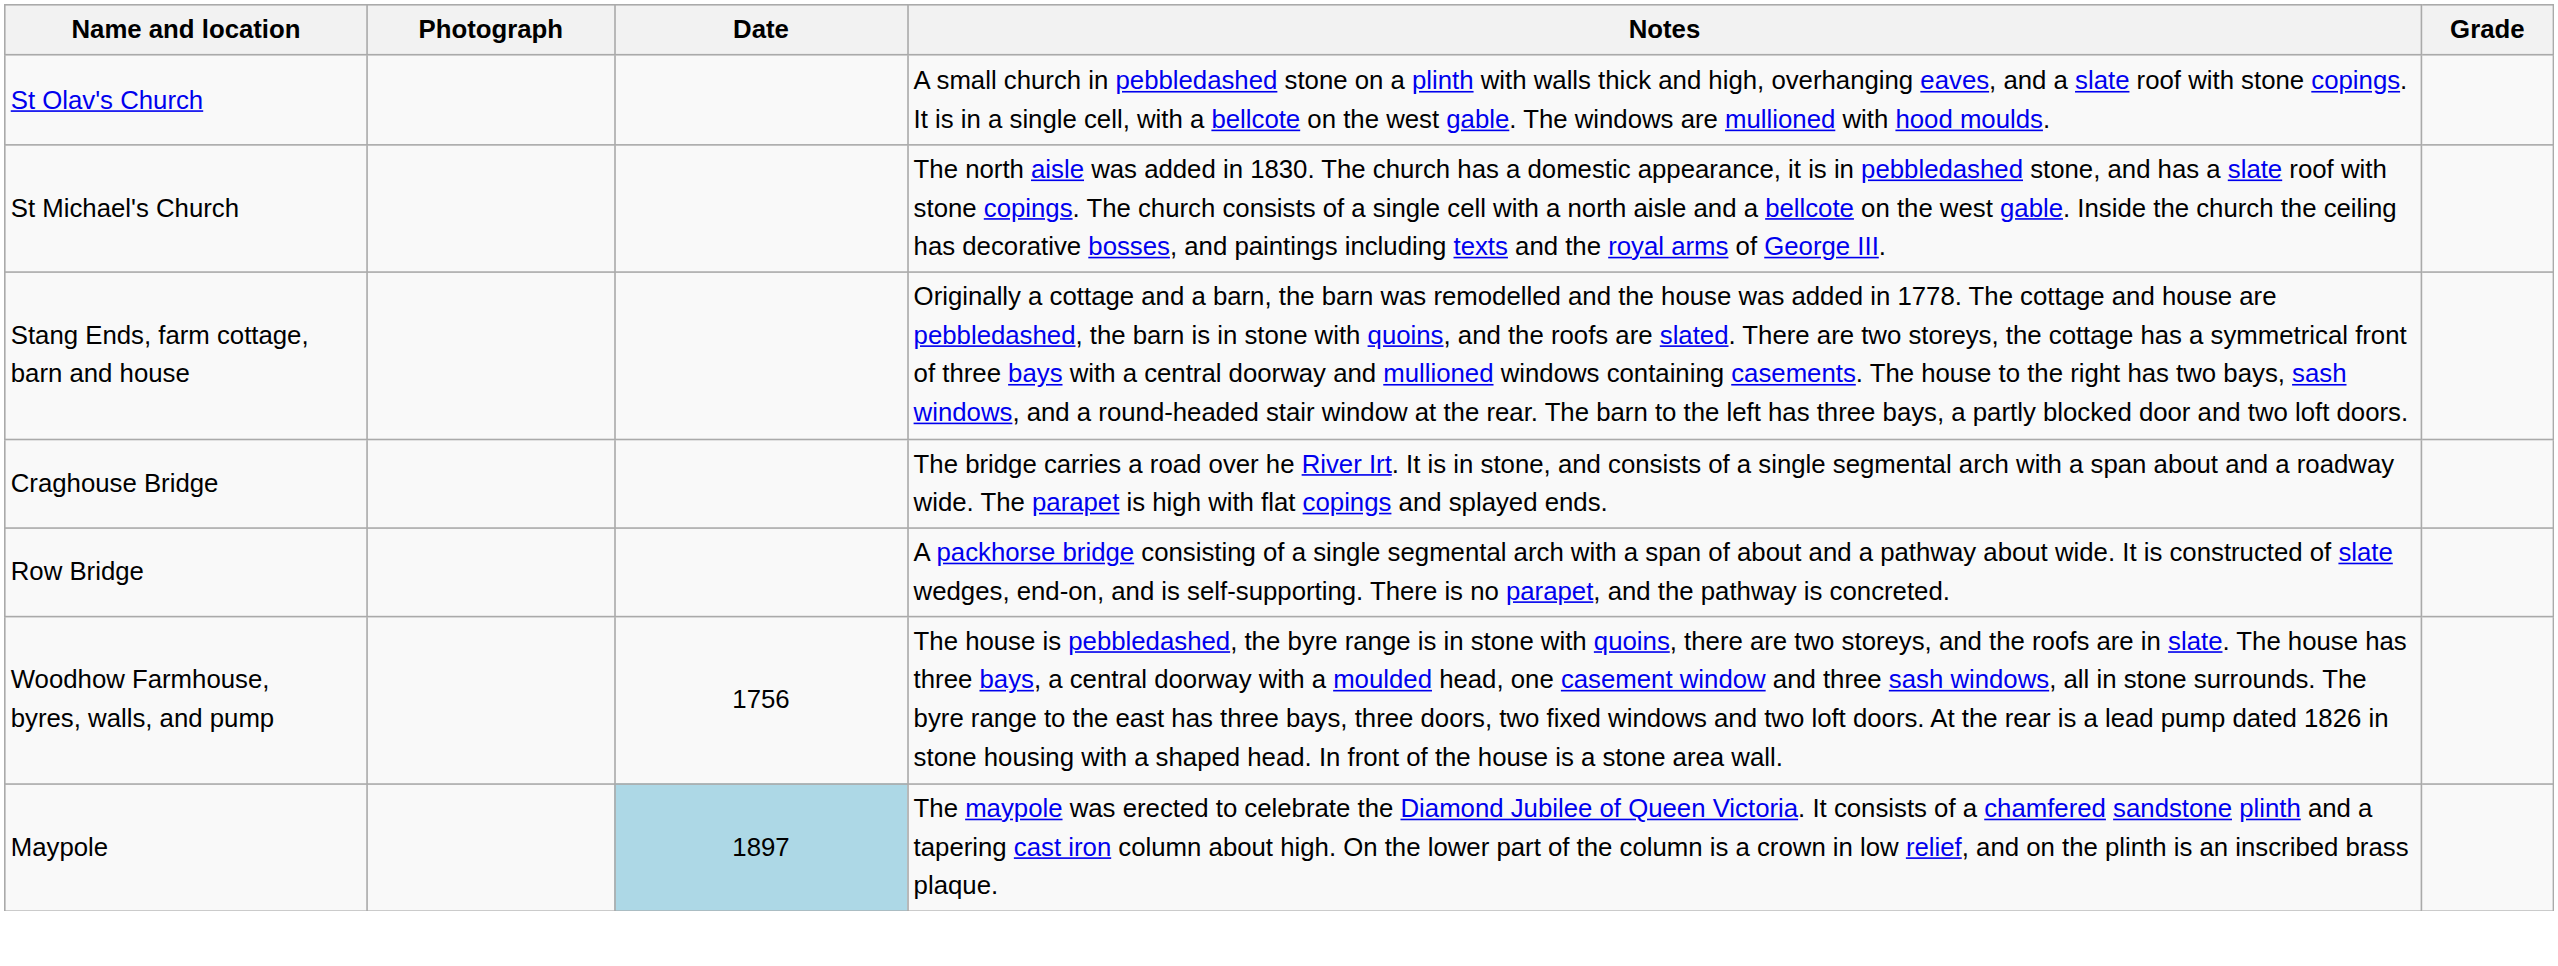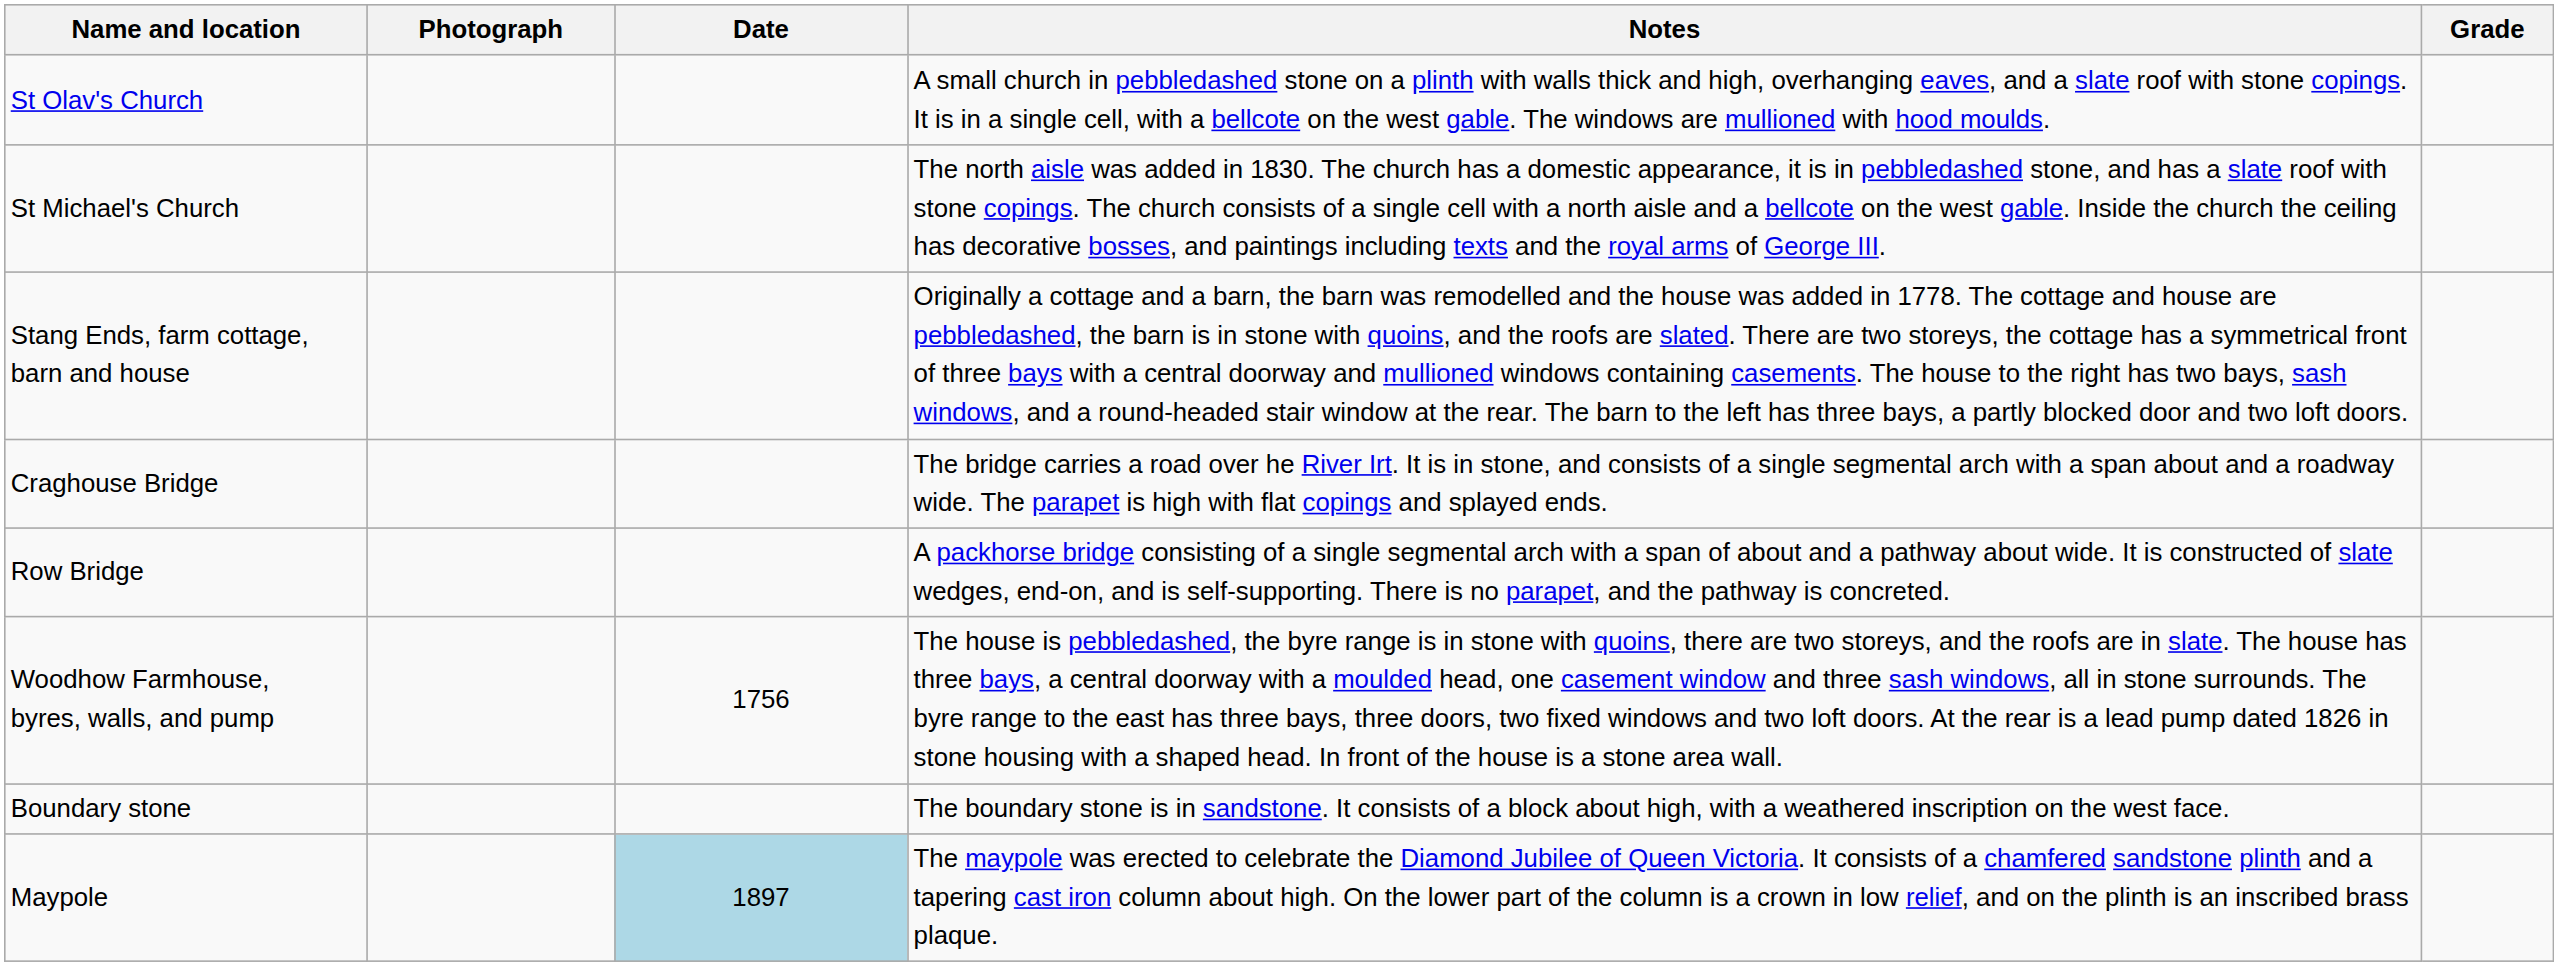+ row: (101, 808)
